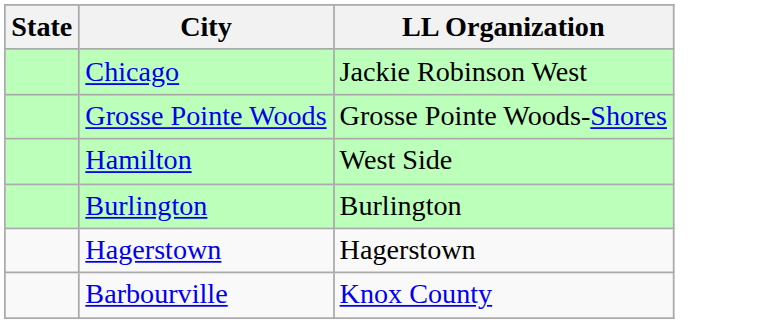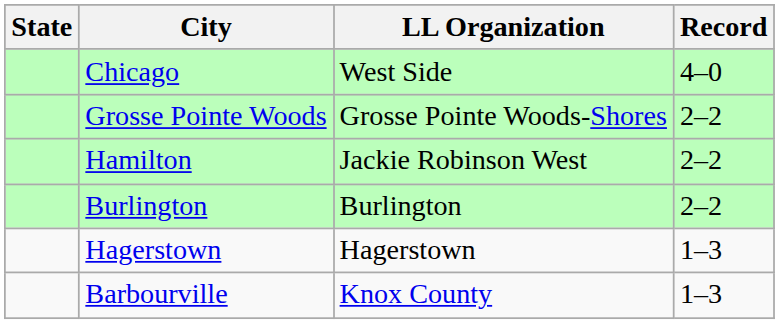+ column: (724, 26)
(463, 71) Jackie Robinson West -> (396, 71) West Side
(396, 160) West Side -> (463, 160) Jackie Robinson West
